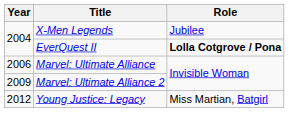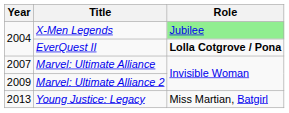(187, 30) no background -> (187, 30) lightgreen background
(19, 64) 2006 -> (19, 64) 2007
(19, 99) 2012 -> (19, 99) 2013
